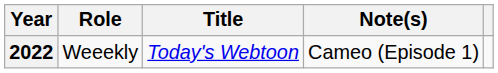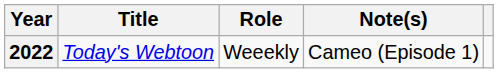columns swapped: (223, 20) <-> (100, 20)
